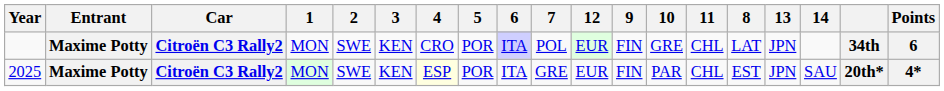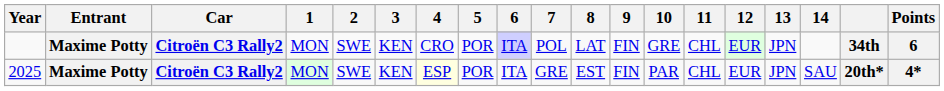columns swapped: (746, 18) <-> (592, 18)
